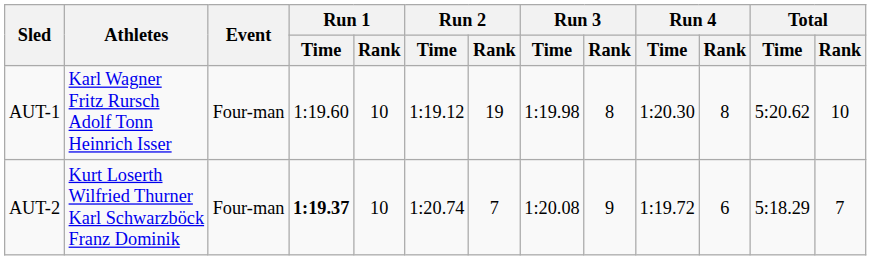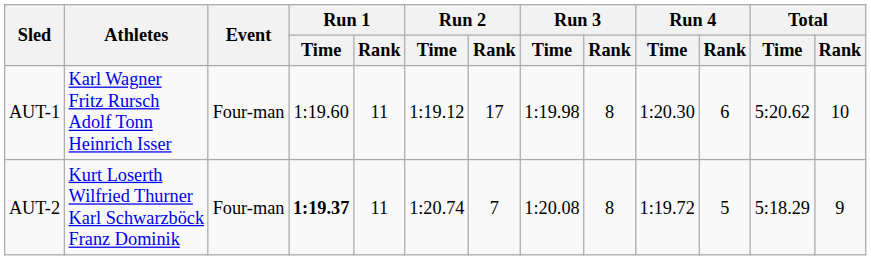(379, 112) 10 -> (379, 112) 11
(494, 112) 19 -> (494, 112) 17
(725, 112) 8 -> (725, 112) 6
(379, 207) 10 -> (379, 207) 11
(610, 207) 9 -> (610, 207) 8
(725, 207) 6 -> (725, 207) 5
(840, 207) 7 -> (840, 207) 9
